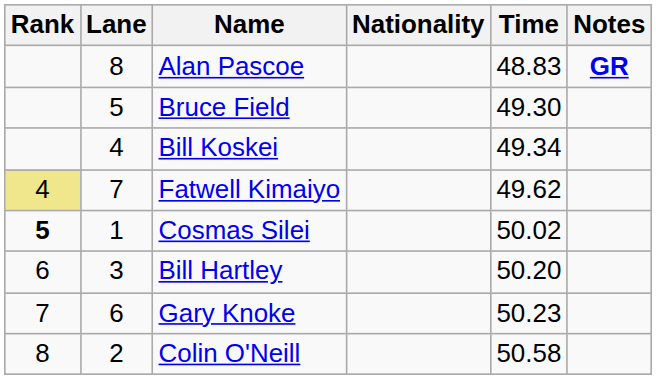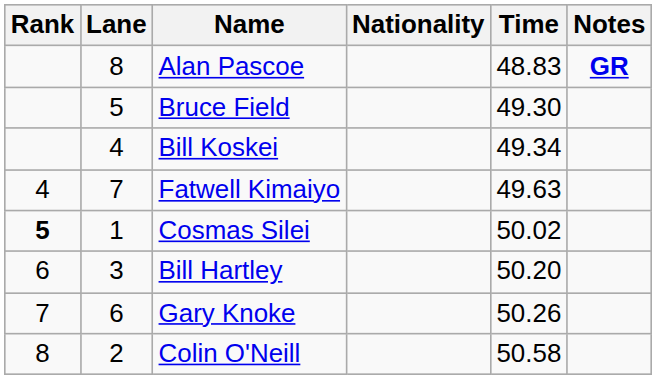(42, 189) khaki background -> (42, 189) no background
(529, 189) 49.62 -> (529, 189) 49.63
(529, 312) 50.23 -> (529, 312) 50.26
